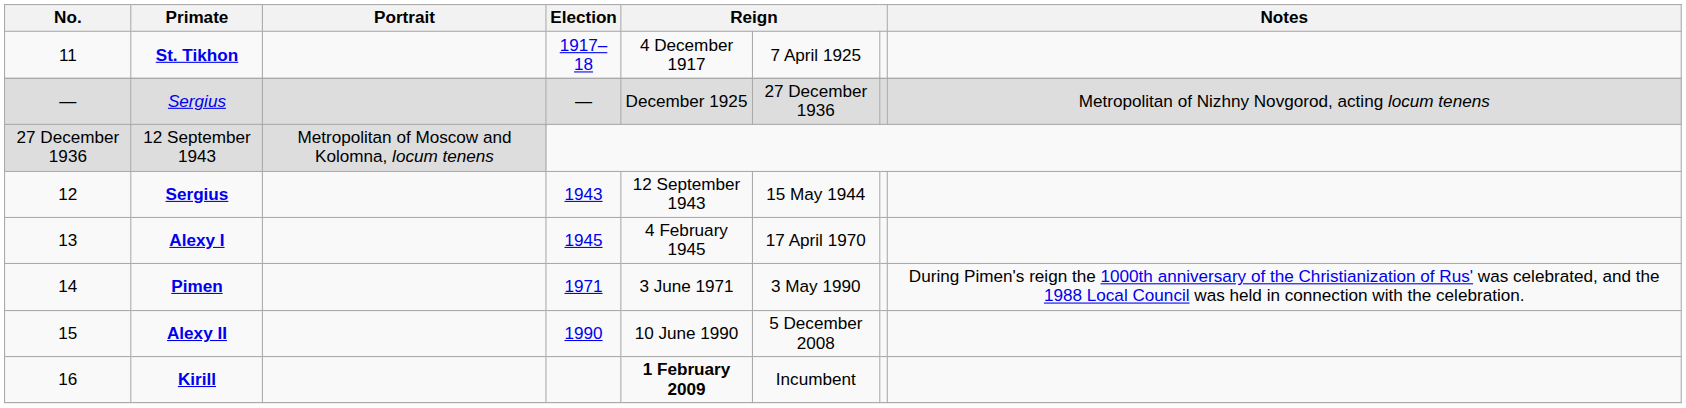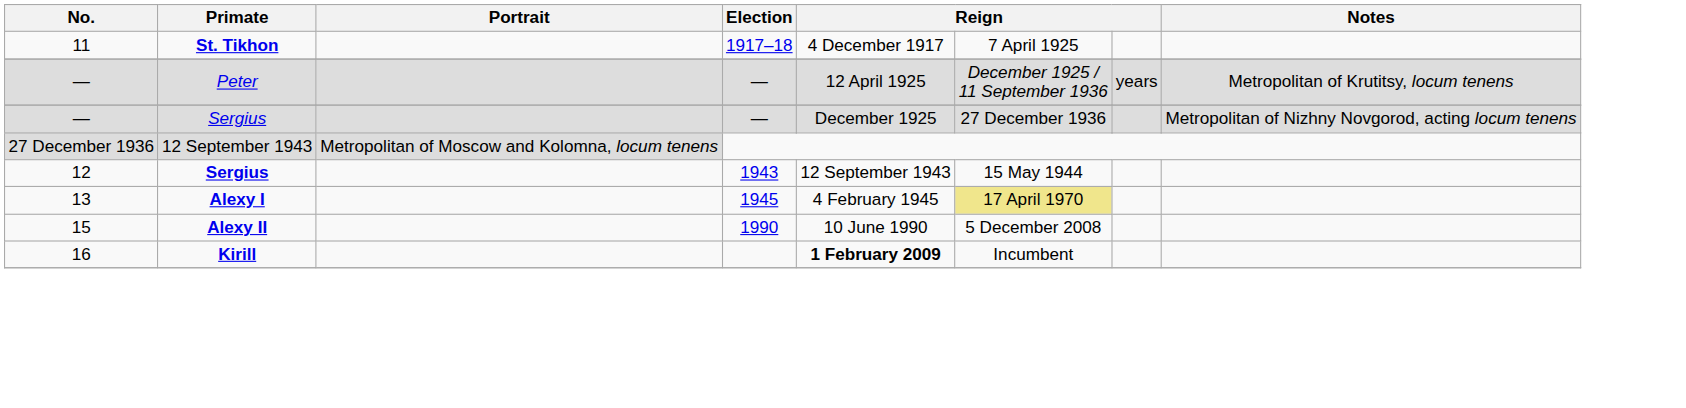+ row: (81, 82)
(816, 240) no background -> (1033, 200) khaki background
- row: (68, 286)
